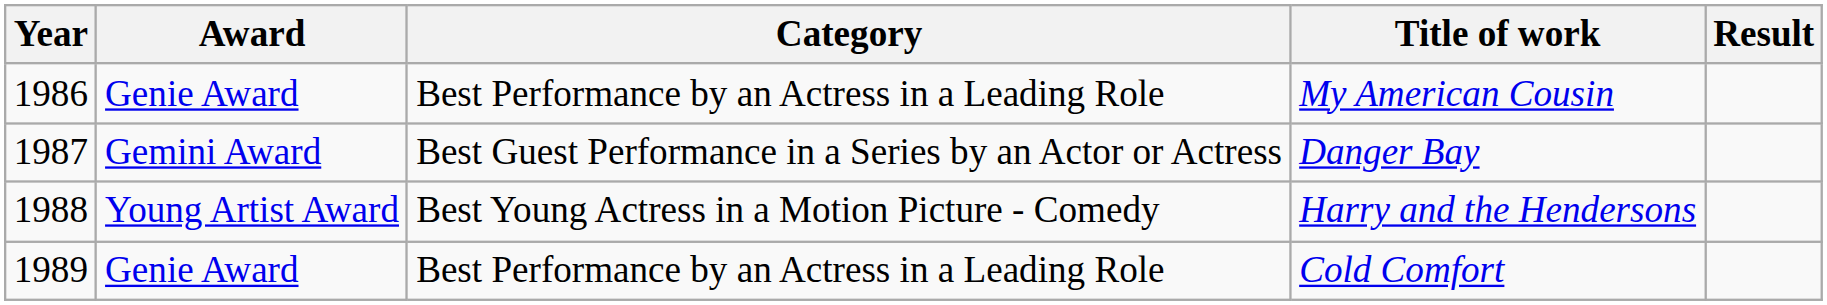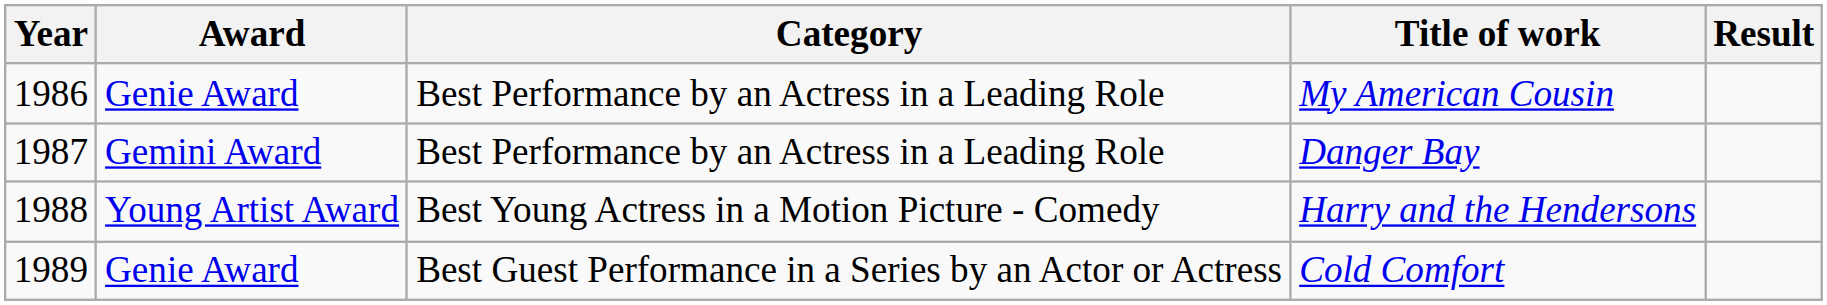(849, 151) Best Guest Performance in a Series by an Actor or Actress -> (790, 151) Best Performance by an Actress in a Leading Role
(790, 269) Best Performance by an Actress in a Leading Role -> (849, 269) Best Guest Performance in a Series by an Actor or Actress
